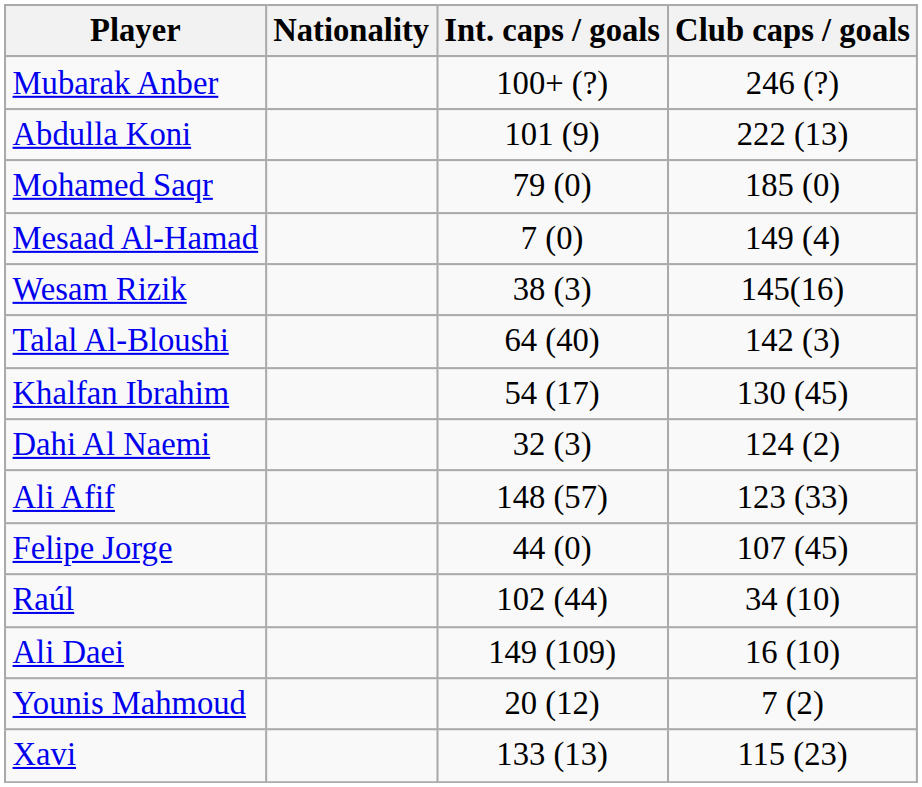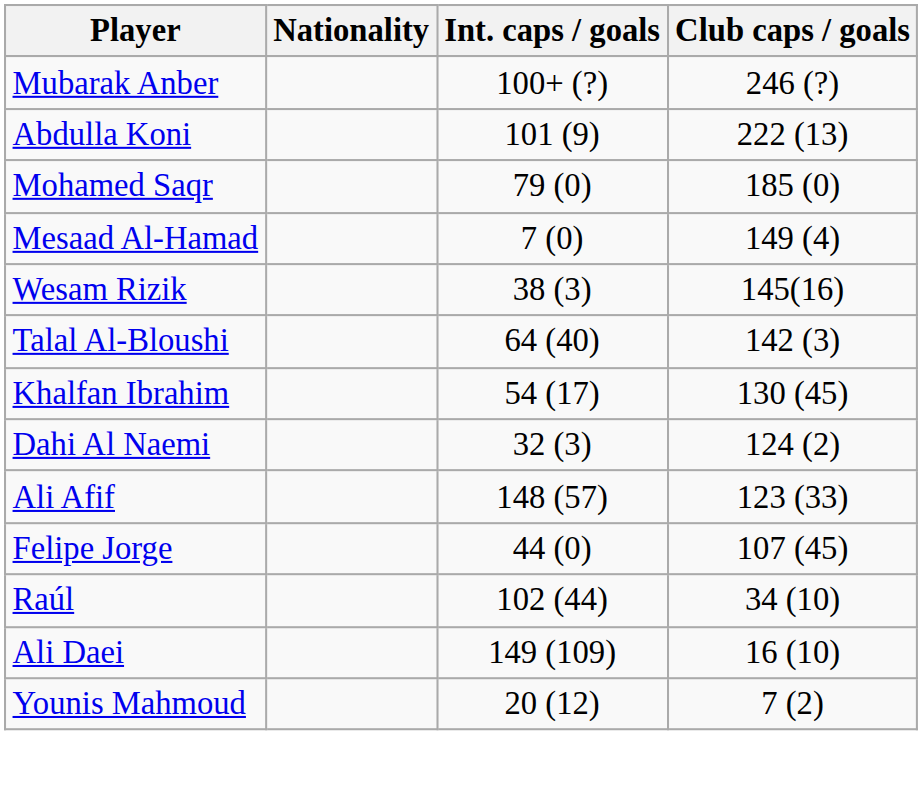- row: (44, 755)
